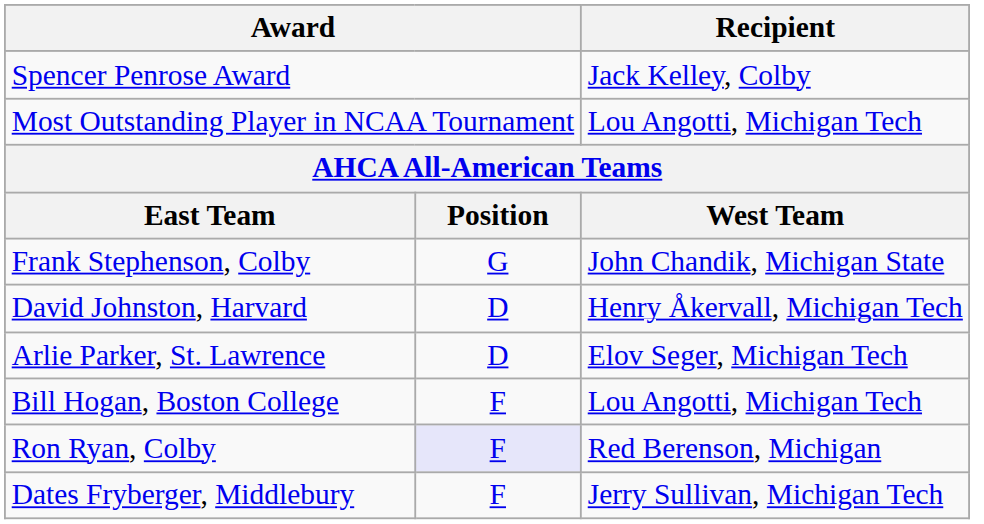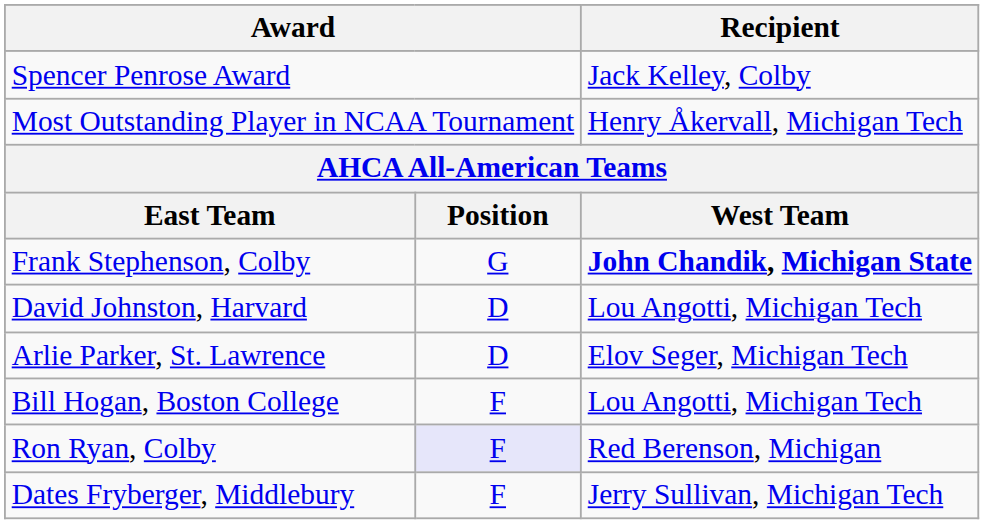(755, 121) Lou Angotti, Michigan Tech -> (775, 121) Henry Åkervall, Michigan Tech
(766, 261) normal -> (780, 261) bold
(775, 307) Henry Åkervall, Michigan Tech -> (755, 307) Lou Angotti, Michigan Tech
